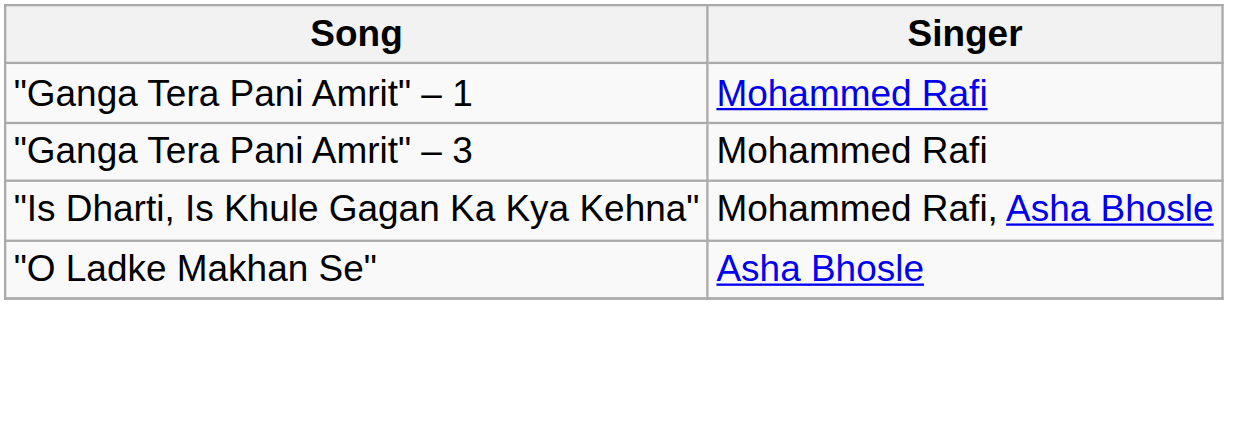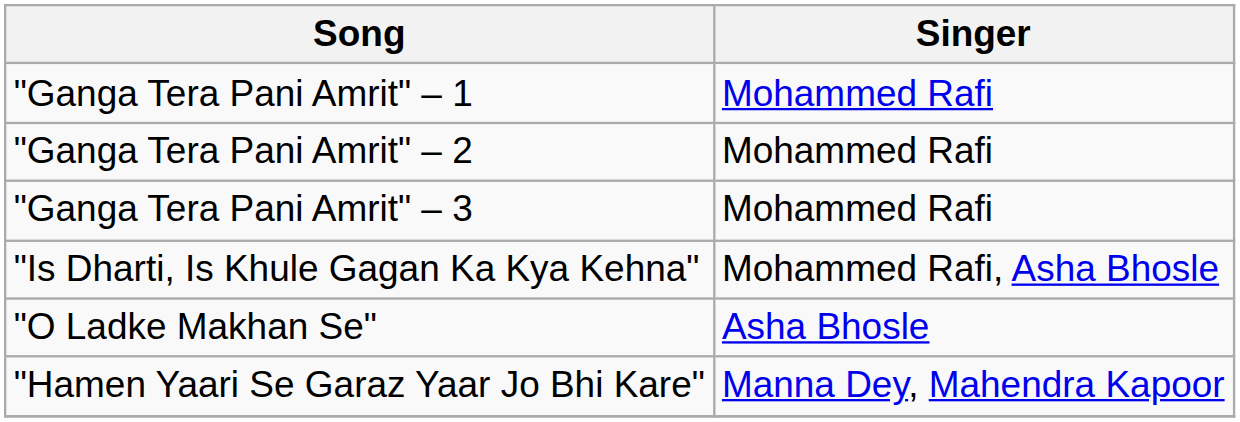+ row: (243, 151)
+ row: (359, 385)
